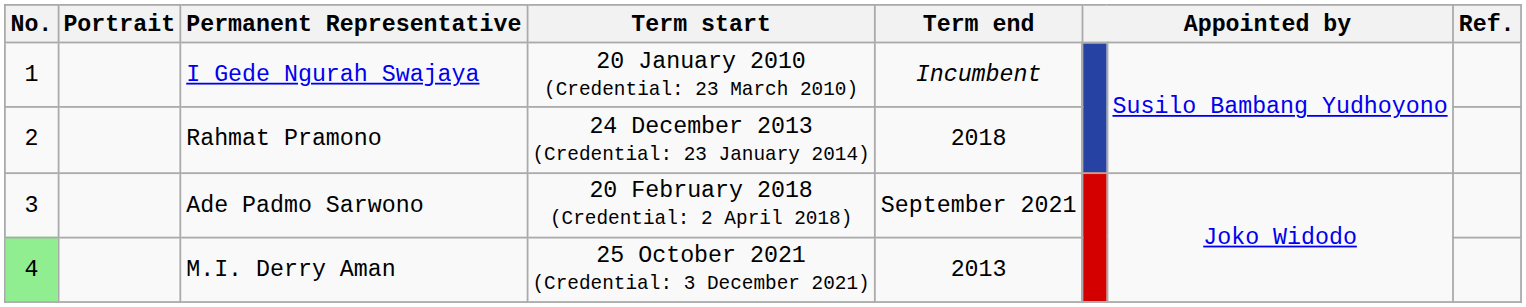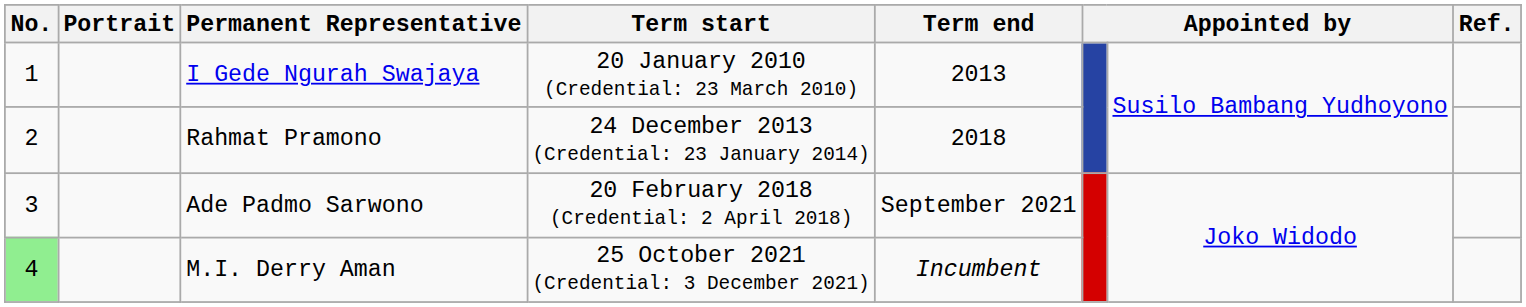(979, 75) Incumbent -> (979, 75) 2013
(979, 270) 2013 -> (979, 270) Incumbent
